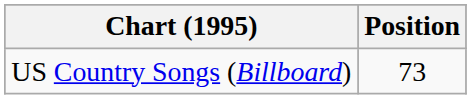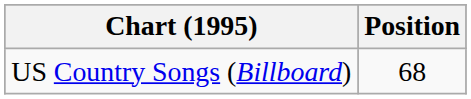(412, 70) 73 -> (412, 70) 68
